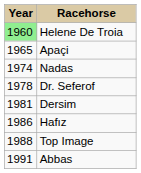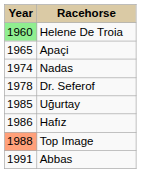- row: (58, 104)
+ row: (60, 104)
(20, 141) no background -> (20, 141) lightsalmon background
